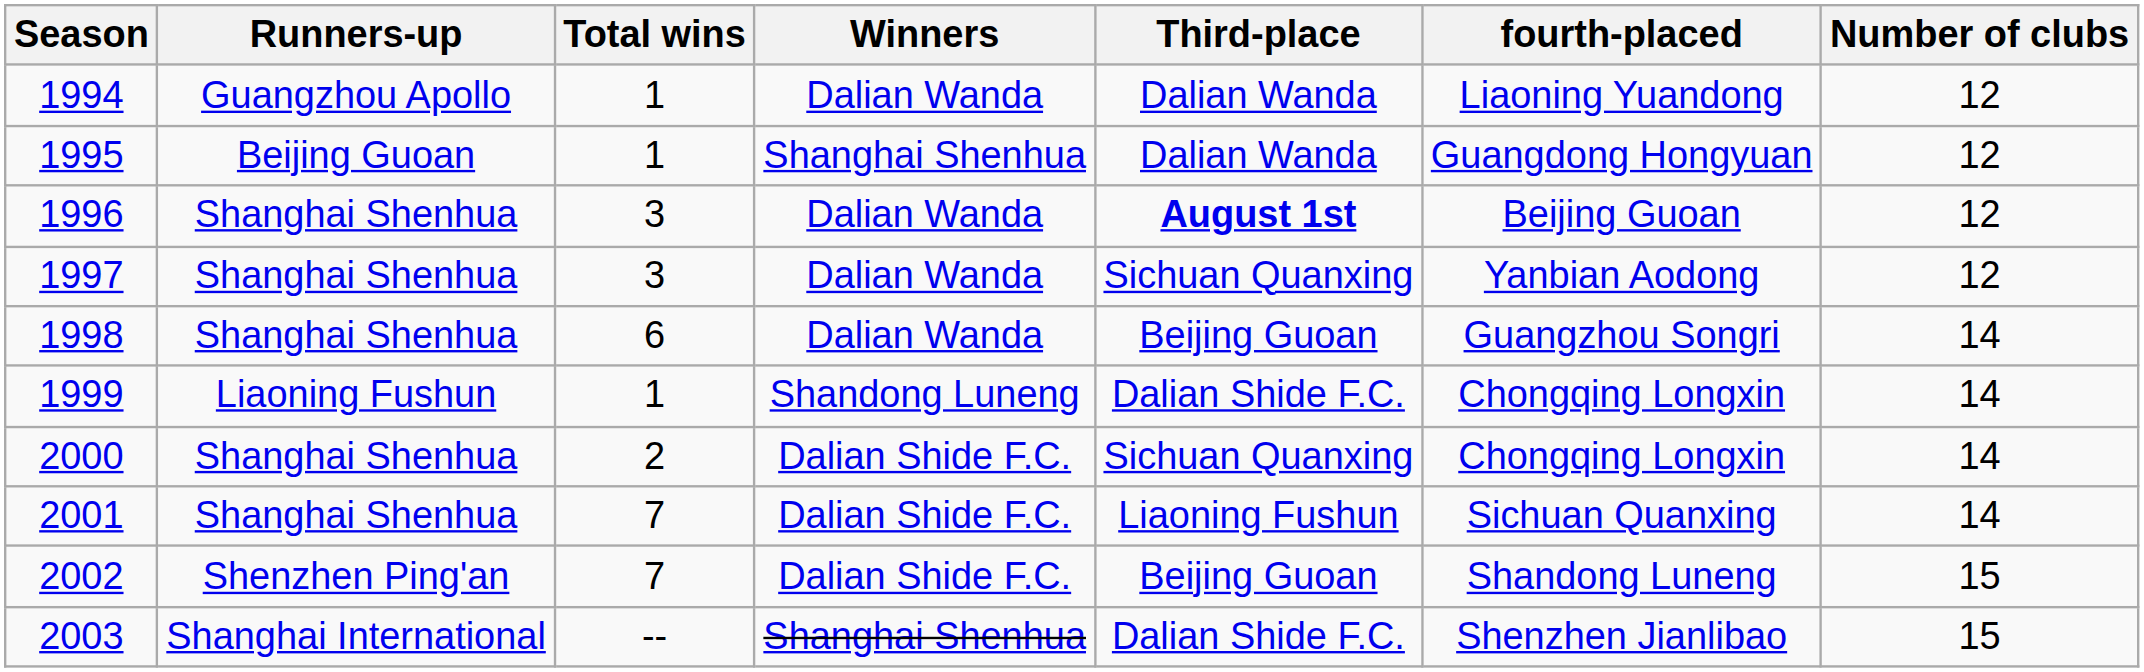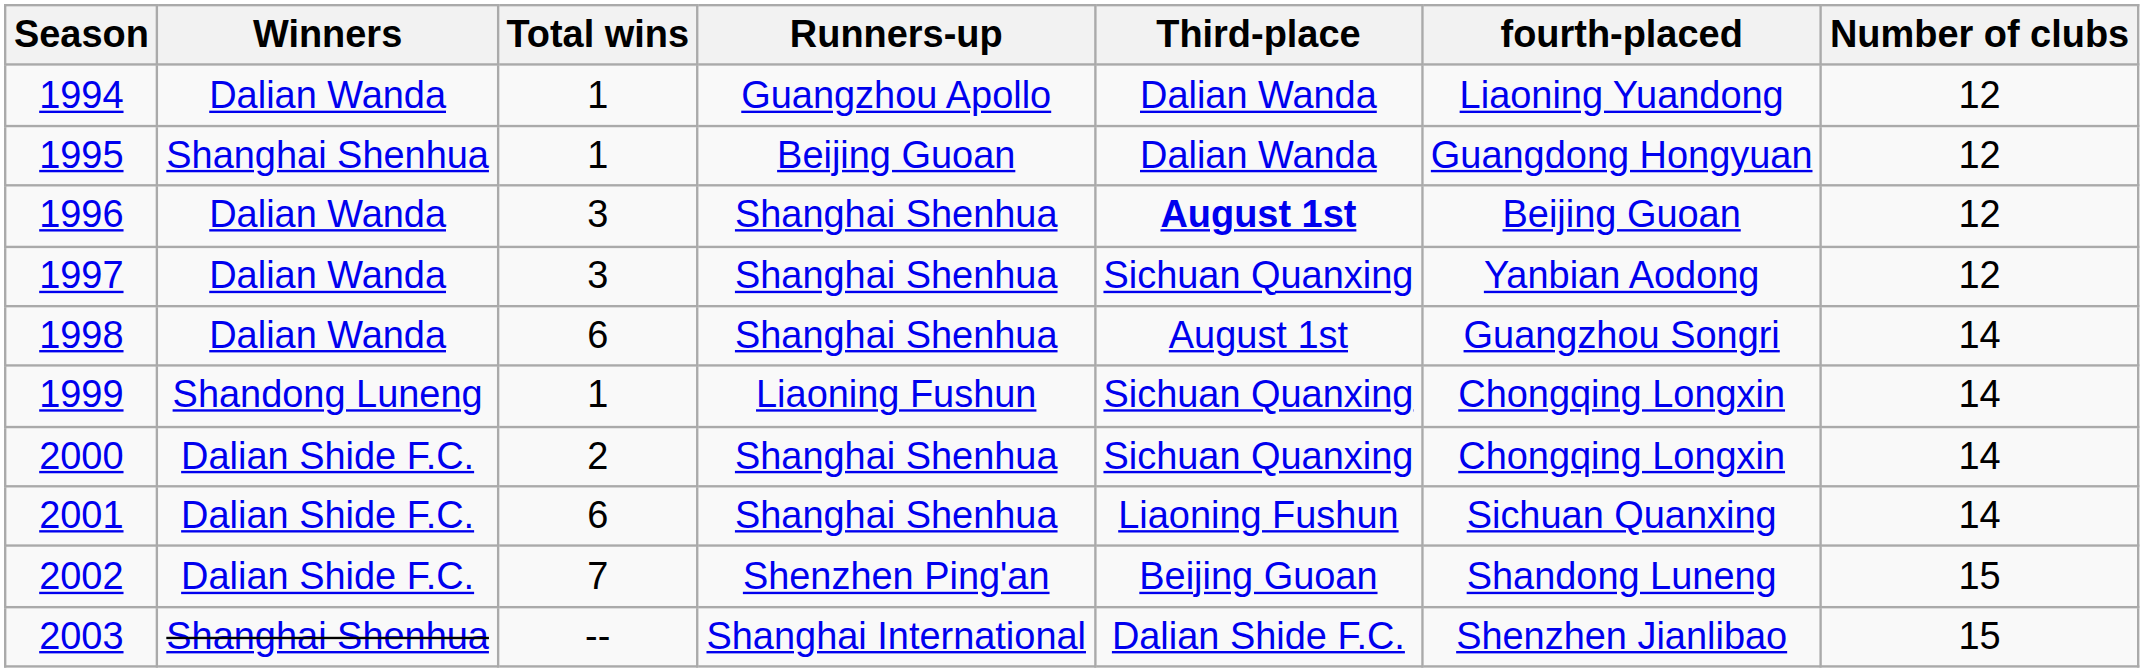columns swapped: (925, 34) <-> (356, 34)
(1258, 335) Beijing Guoan -> (1258, 335) August 1st
(1258, 395) Dalian Shide F.C. -> (1258, 395) Sichuan Quanxing
(655, 515) 7 -> (598, 515) 6
